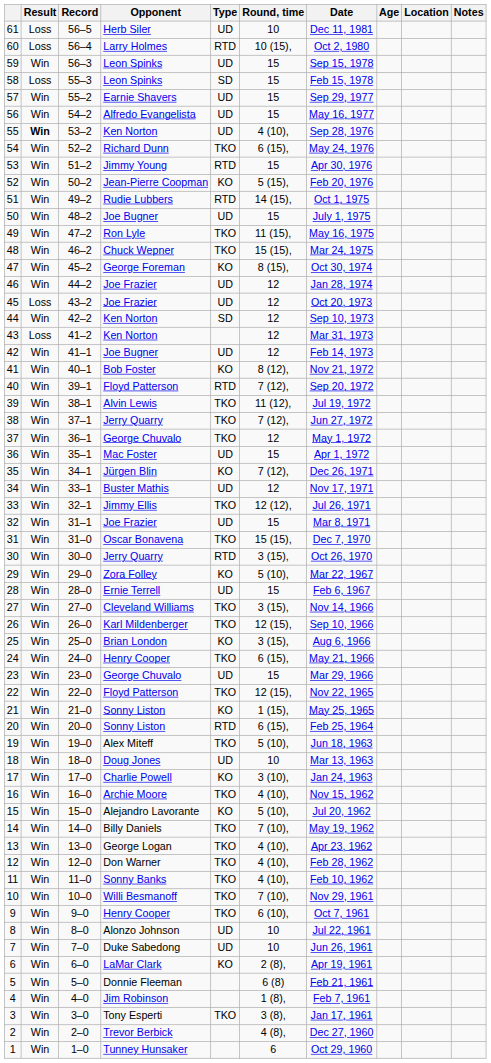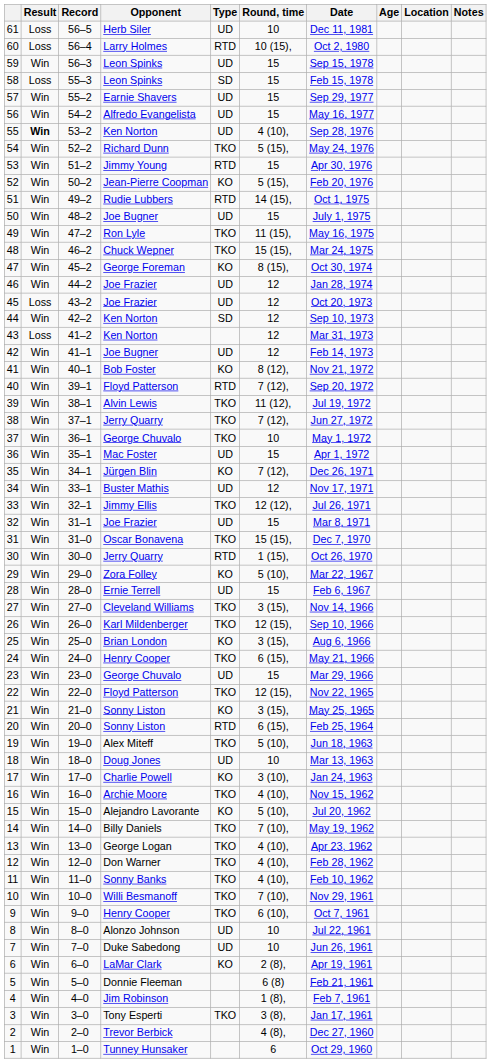(273, 149) 6 (15), -> (273, 149) 5 (15),
(273, 438) 12 -> (273, 438) 10
(273, 557) 3 (15), -> (273, 557) 1 (15),
(273, 710) 1 (15), -> (273, 710) 3 (15),
